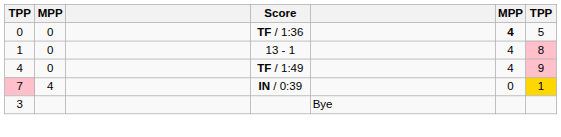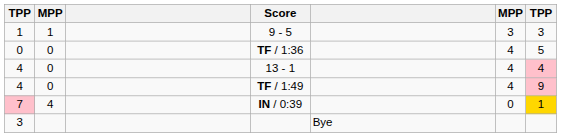+ row: (280, 31)
(511, 31) bold -> (511, 50) normal
(20, 50) 1 -> (20, 68) 4
(541, 50) 8 -> (541, 68) 4
